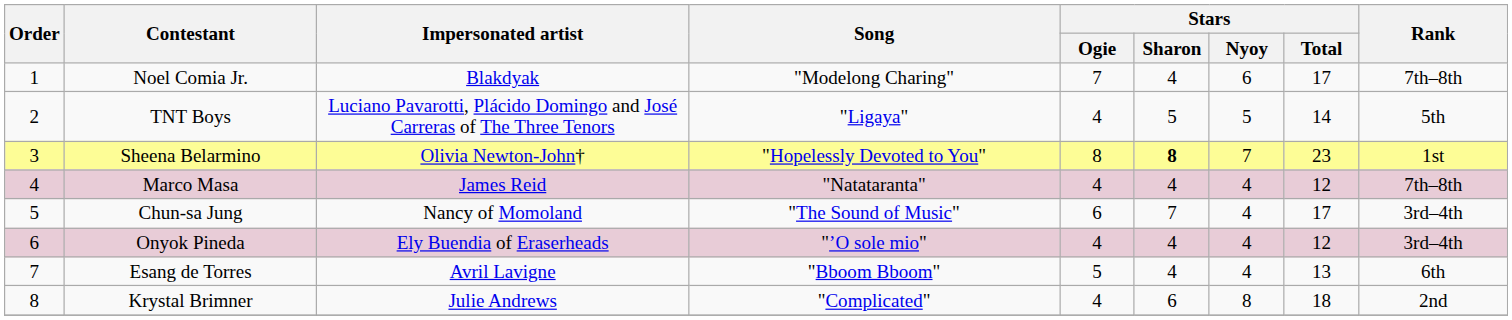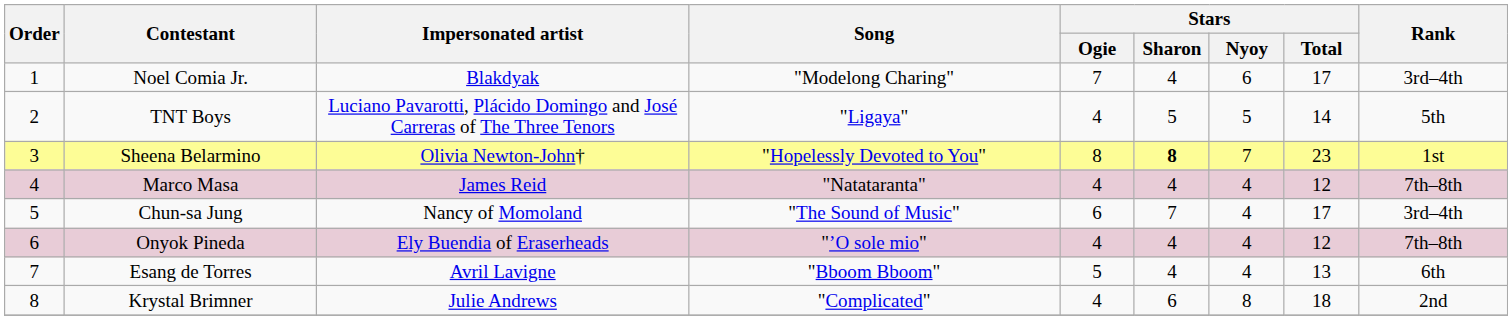(1433, 77) 7th–8th -> (1433, 77) 3rd–4th
(1433, 242) 3rd–4th -> (1433, 242) 7th–8th
